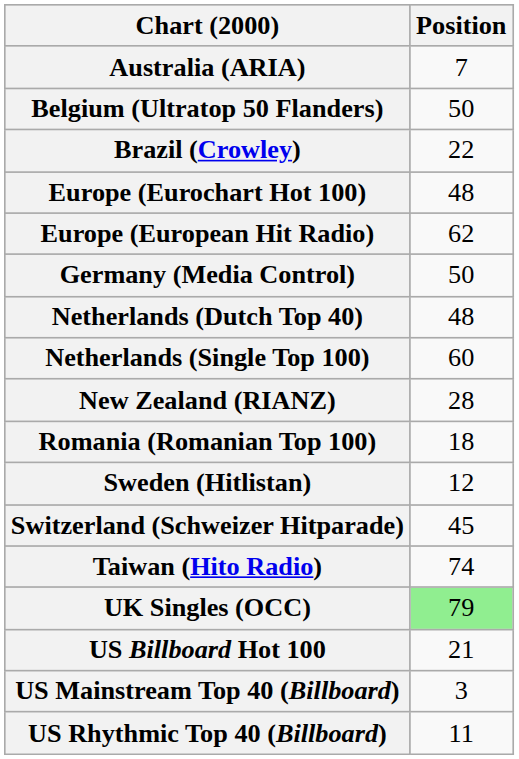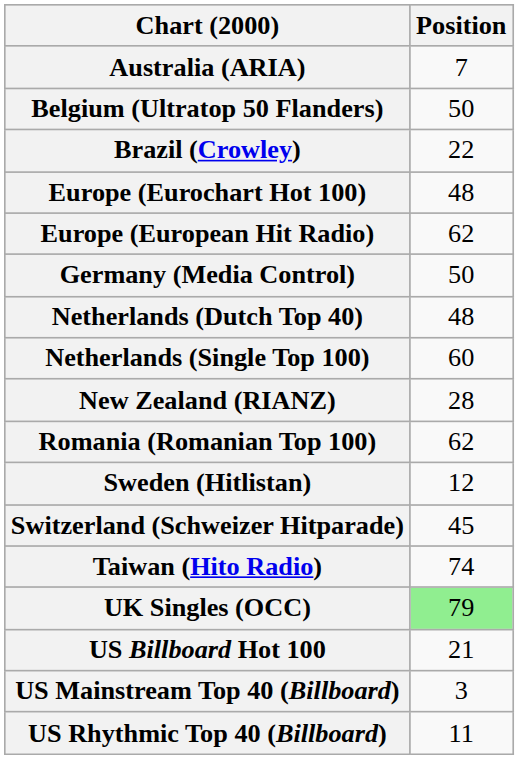(461, 441) 18 -> (461, 441) 62
